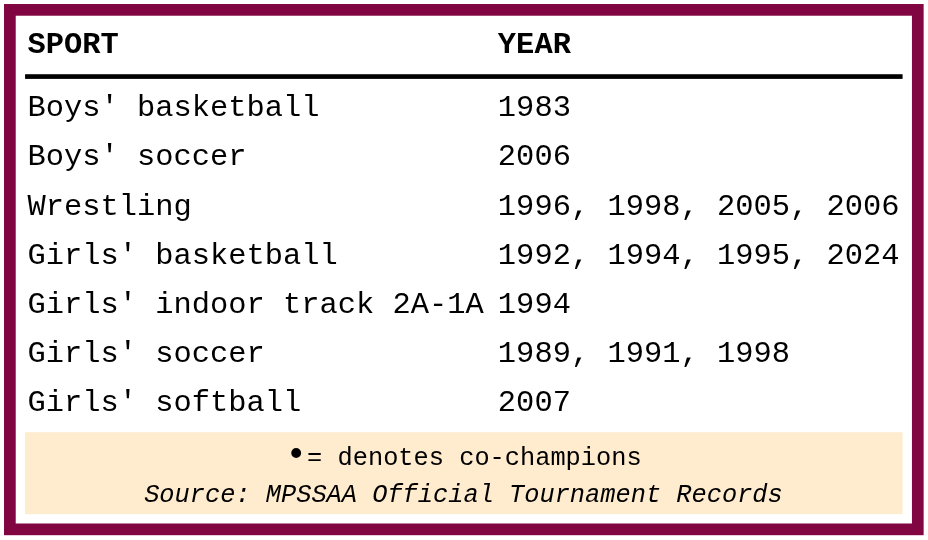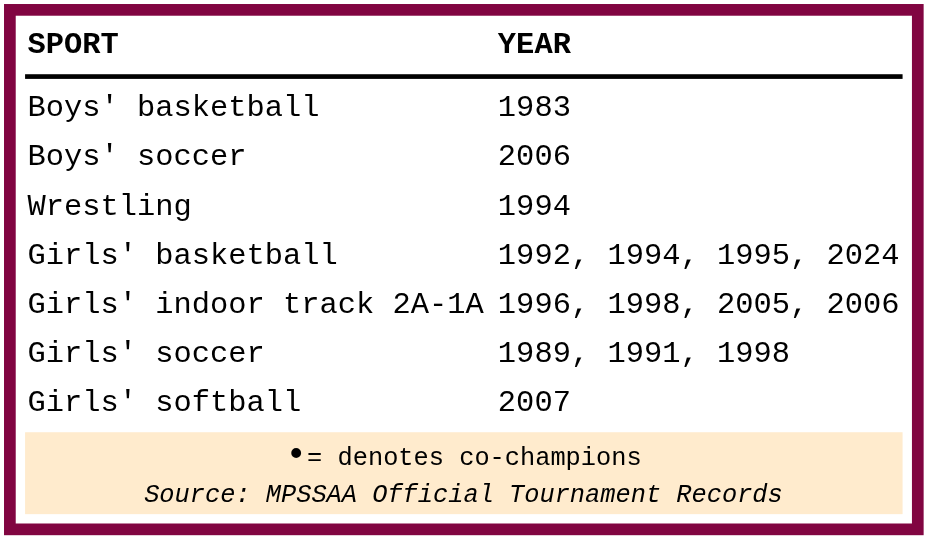(699, 206) 1996, 1998, 2005, 2006 -> (534, 206) 1994
(534, 305) 1994 -> (699, 305) 1996, 1998, 2005, 2006
